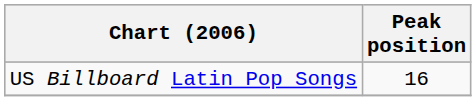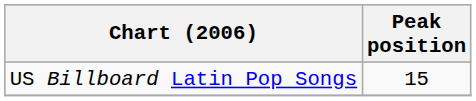(417, 79) 16 -> (417, 79) 15
